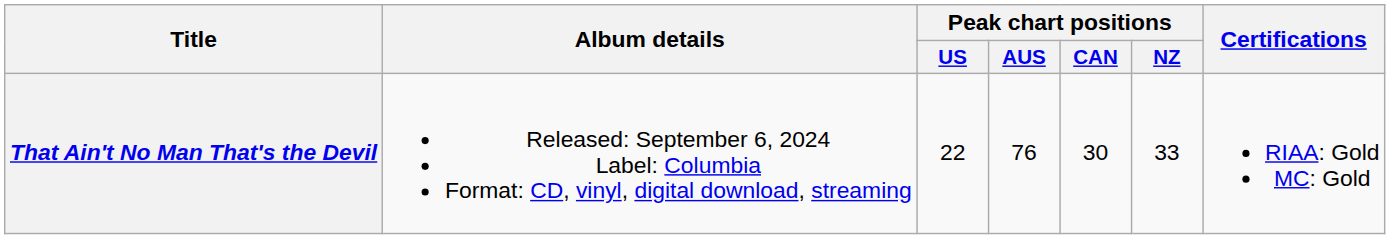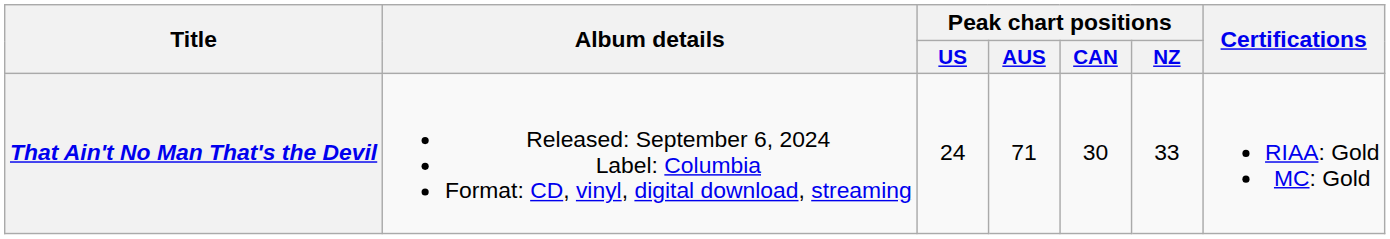(953, 152) 22 -> (953, 152) 24
(1024, 152) 76 -> (1024, 152) 71
